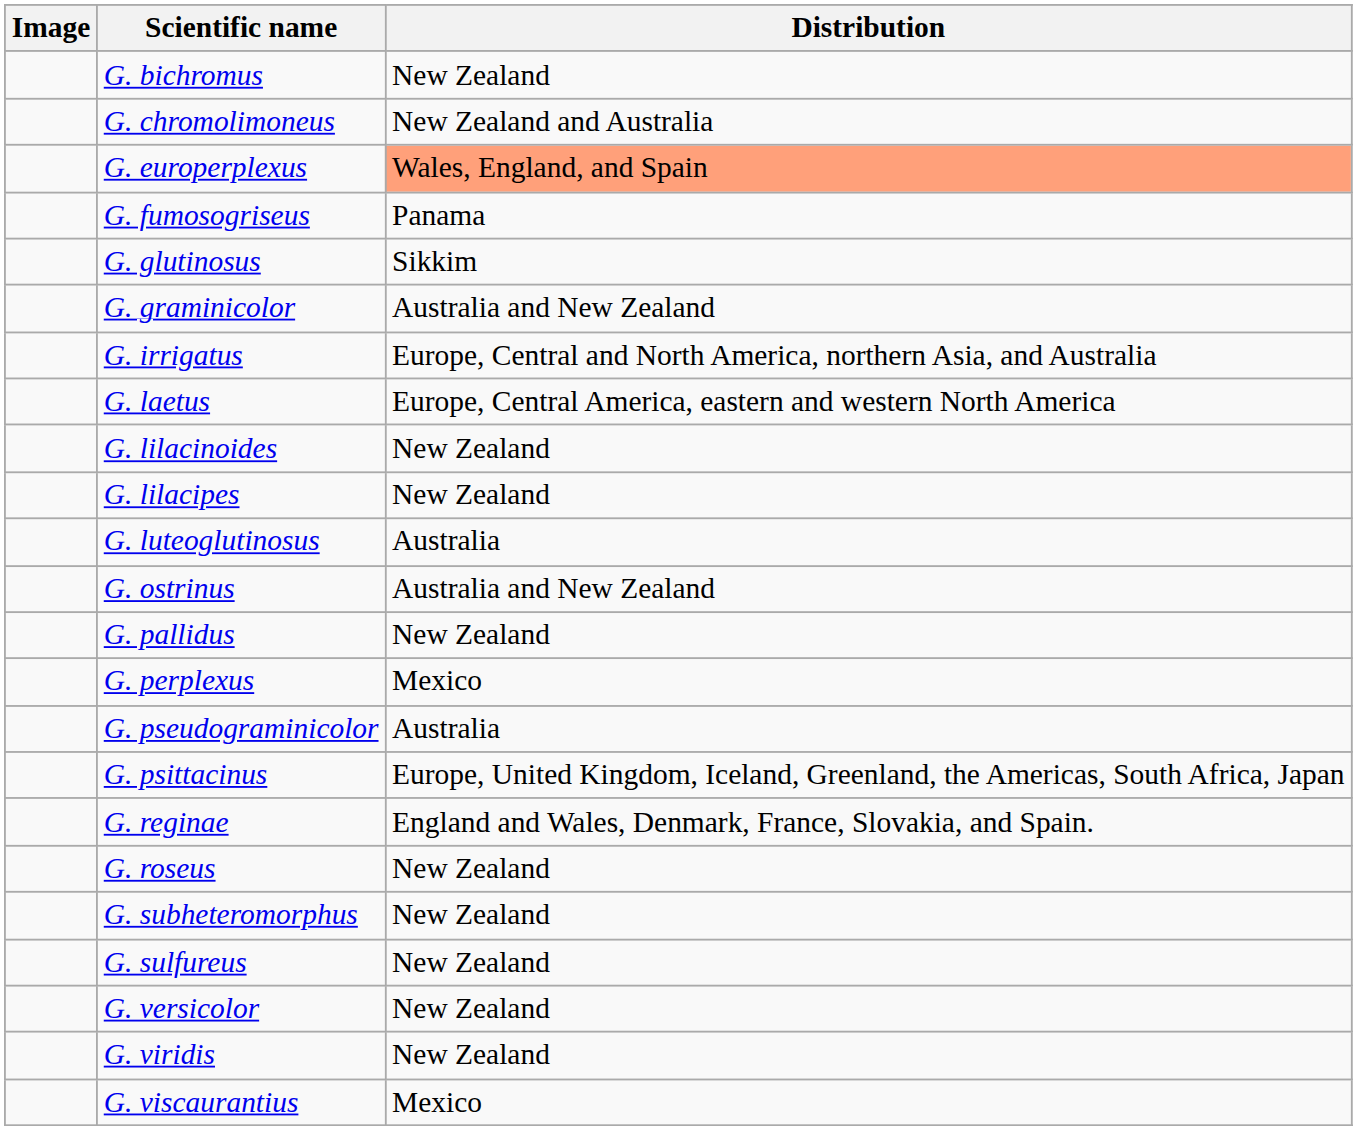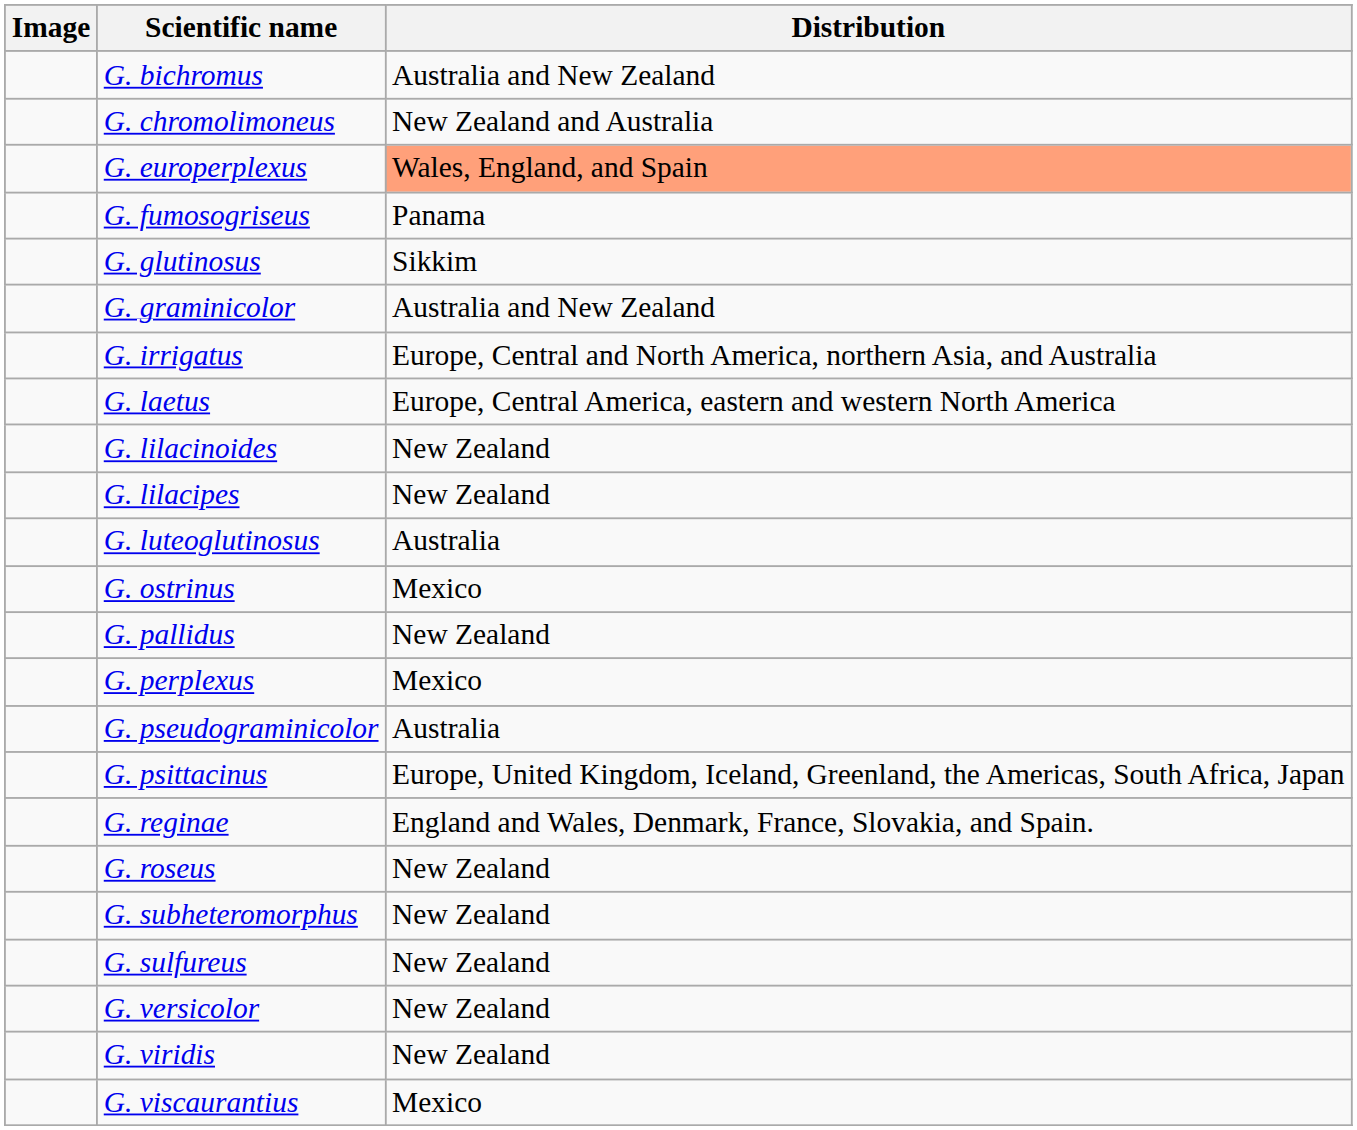(471, 74) New Zealand -> (554, 74) Australia and New Zealand
(554, 588) Australia and New Zealand -> (437, 588) Mexico
